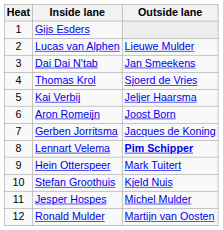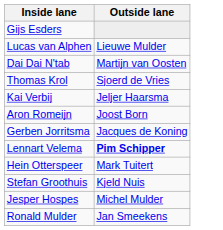- column: (18, 13)
(160, 64) Jan Smeekens -> (141, 64) Martijn van Oosten
(170, 217) Martijn van Oosten -> (132, 217) Jan Smeekens
